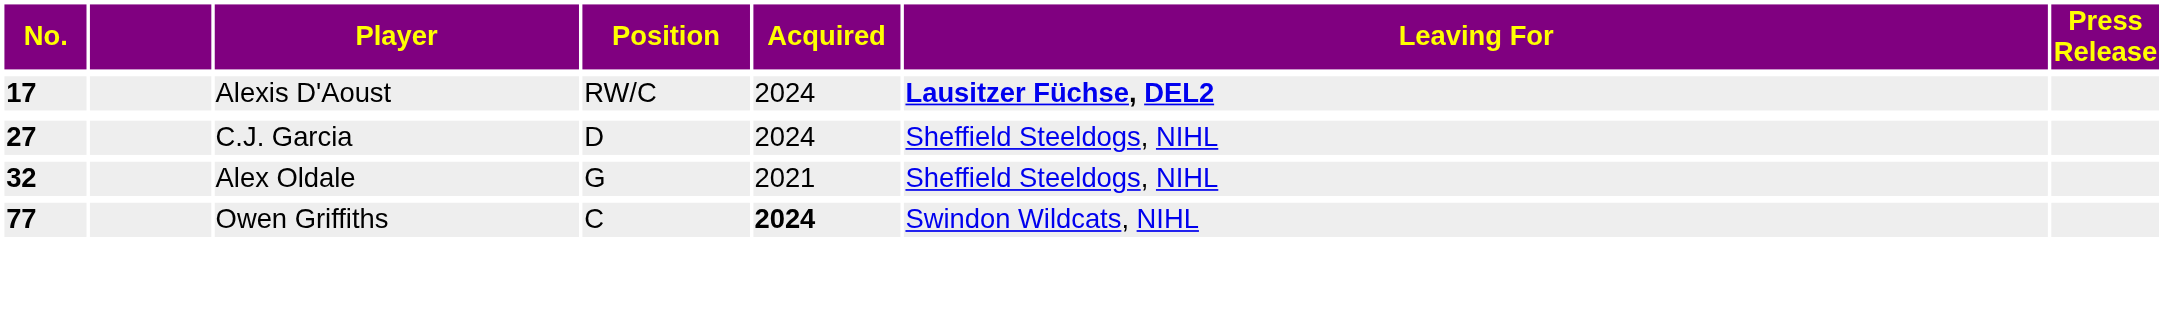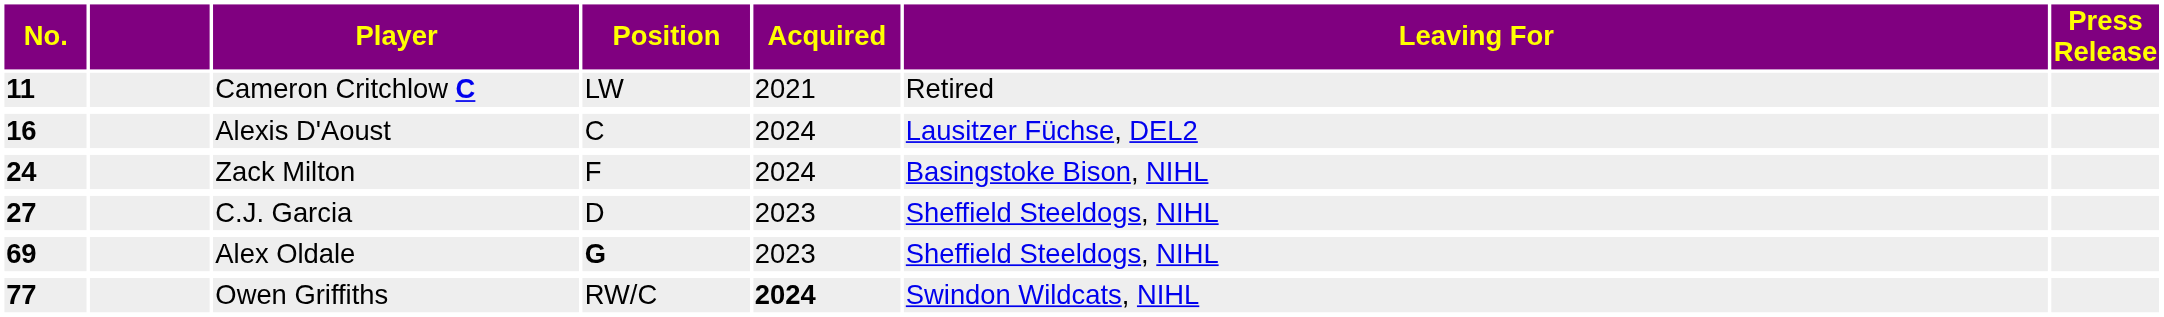+ row: (345, 89)
(21, 92) 17 -> (21, 130) 16
(621, 92) RW/C -> (595, 130) C
(1060, 92) bold -> (1052, 130) normal
+ row: (285, 171)
(785, 137) 2024 -> (785, 212) 2023
(21, 178) 32 -> (21, 253) 69
(595, 178) normal -> (595, 253) bold
(785, 178) 2021 -> (785, 253) 2023
(594, 219) C -> (621, 294) RW/C
